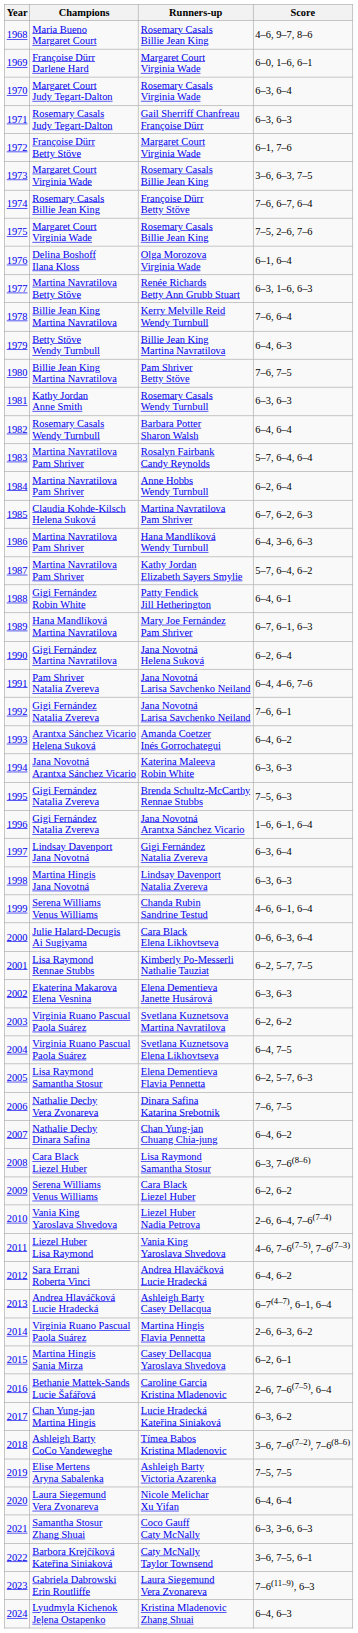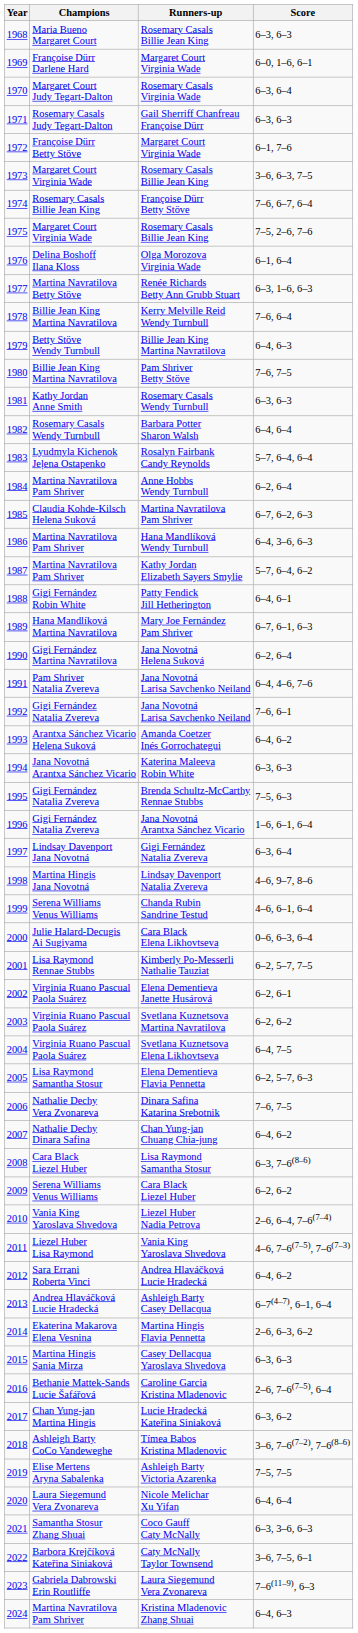(284, 35) 4–6, 9–7, 8–6 -> (274, 35) 6–3, 6–3
(75, 457) Martina Navratilova Pam Shriver -> (75, 457) Lyudmyla Kichenok Jeļena Ostapenko
(274, 880) 6–3, 6–3 -> (284, 880) 4–6, 9–7, 8–6
(75, 993) Ekaterina Makarova Elena Vesnina -> (81, 993) Virginia Ruano Pascual Paola Suárez
(274, 993) 6–3, 6–3 -> (274, 993) 6–2, 6–1
(81, 1332) Virginia Ruano Pascual Paola Suárez -> (75, 1332) Ekaterina Makarova Elena Vesnina
(274, 1360) 6–2, 6–1 -> (274, 1360) 6–3, 6–3
(75, 1613) Lyudmyla Kichenok Jeļena Ostapenko -> (75, 1613) Martina Navratilova Pam Shriver
